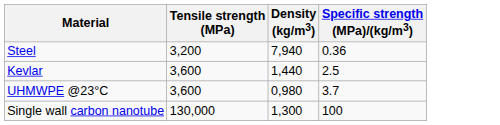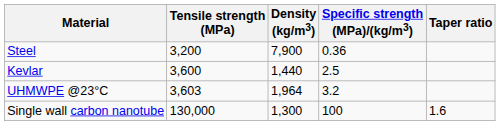+ column: (461, 23)
(287, 51) 7,940 -> (287, 51) 7,900
(185, 91) 3,600 -> (185, 91) 3,603
(287, 91) 0,980 -> (287, 91) 1,964
(331, 91) 3.7 -> (331, 91) 3.2
